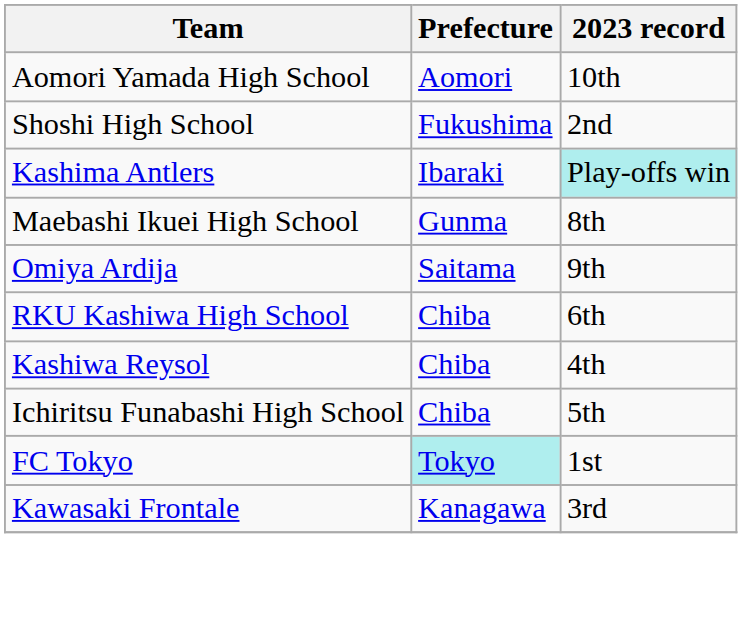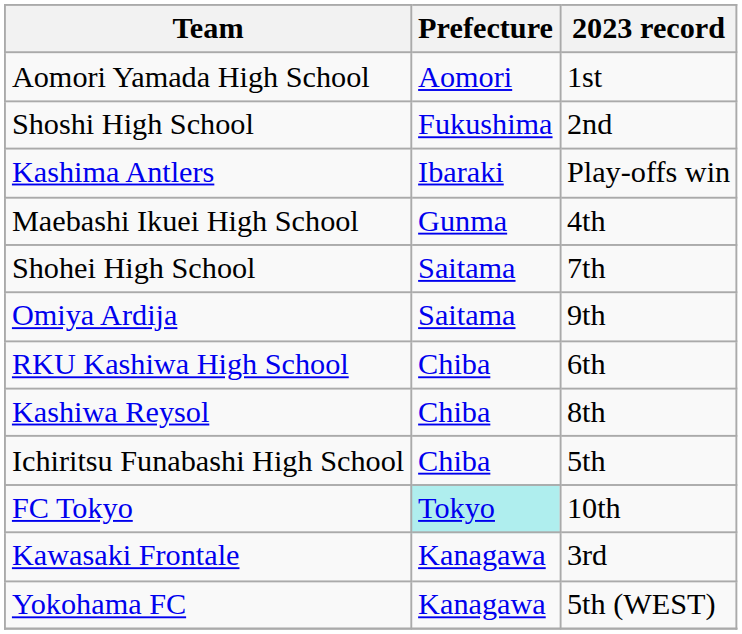(594, 76) 10th -> (585, 76) 1st
(649, 172) paleturquoise background -> (649, 172) no background
(586, 220) 8th -> (586, 220) 4th
+ row: (134, 268)
(586, 364) 4th -> (586, 412) 8th
(585, 460) 1st -> (594, 508) 10th
+ row: (99, 603)
